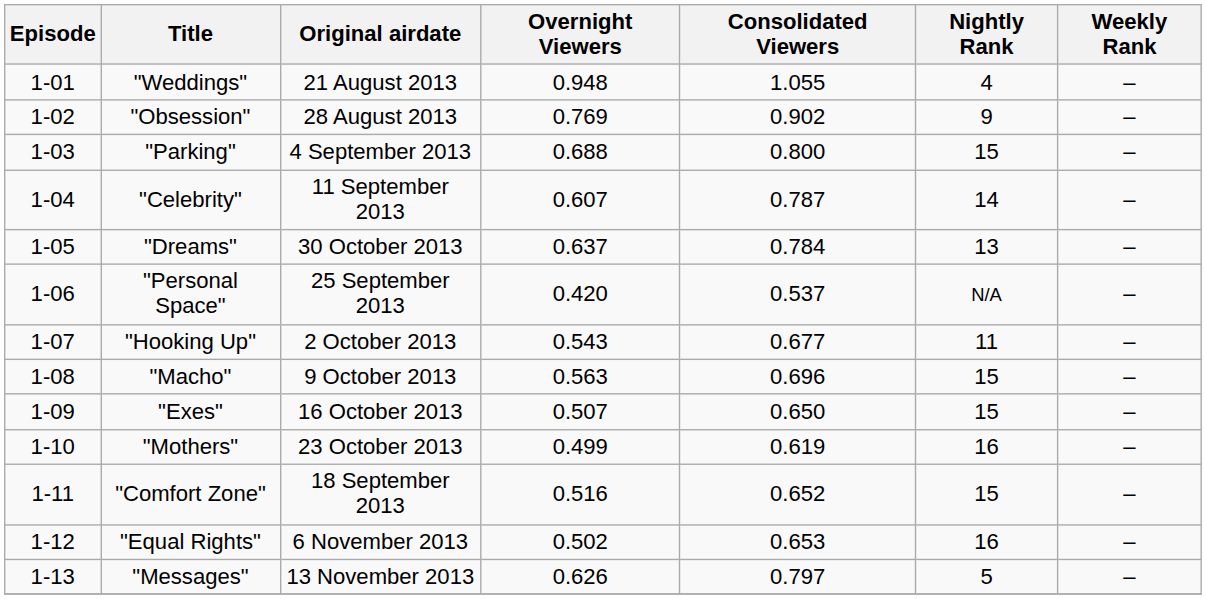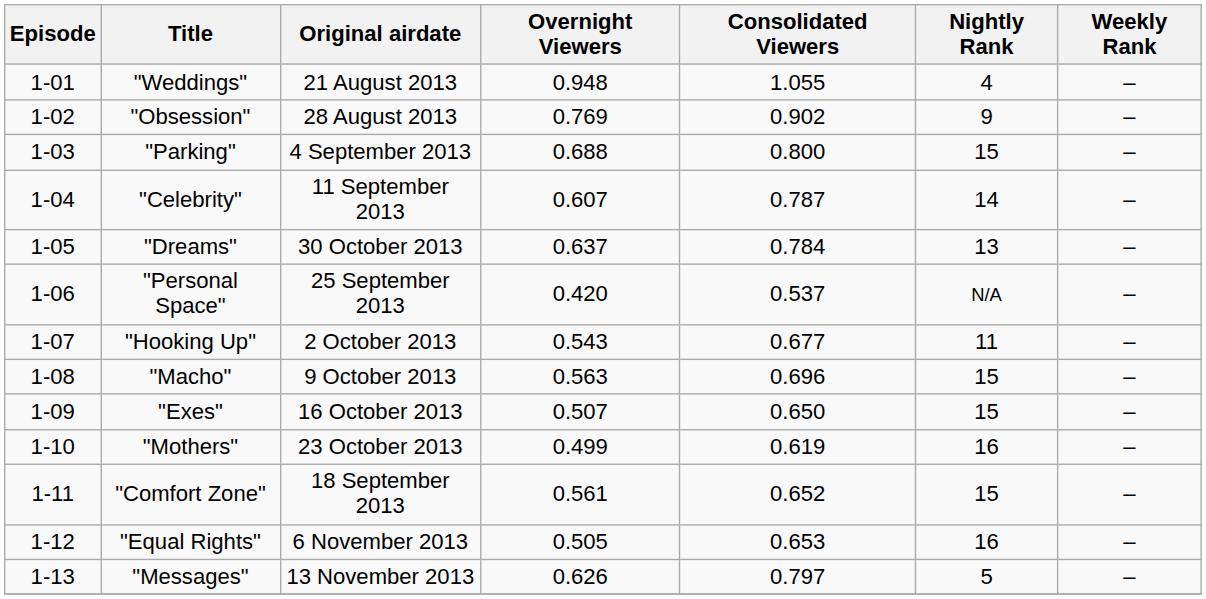(580, 494) 0.516 -> (580, 494) 0.561
(580, 541) 0.502 -> (580, 541) 0.505
